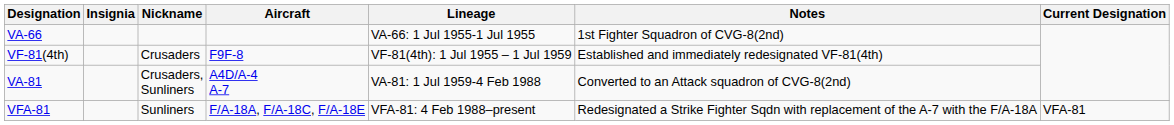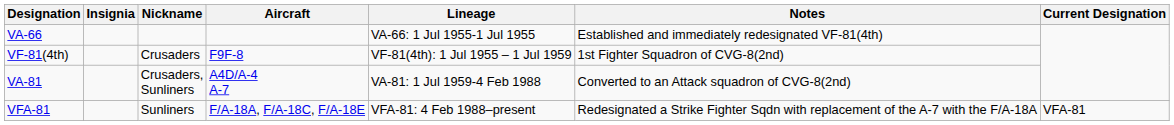(681, 34) 1st Fighter Squadron of CVG-8(2nd) -> (730, 34) Established and immediately redesignated VF-81(4th)
(730, 55) Established and immediately redesignated VF-81(4th) -> (681, 55) 1st Fighter Squadron of CVG-8(2nd)
